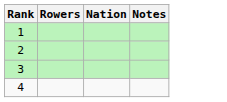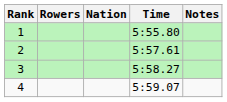+ column: (156, 14)
